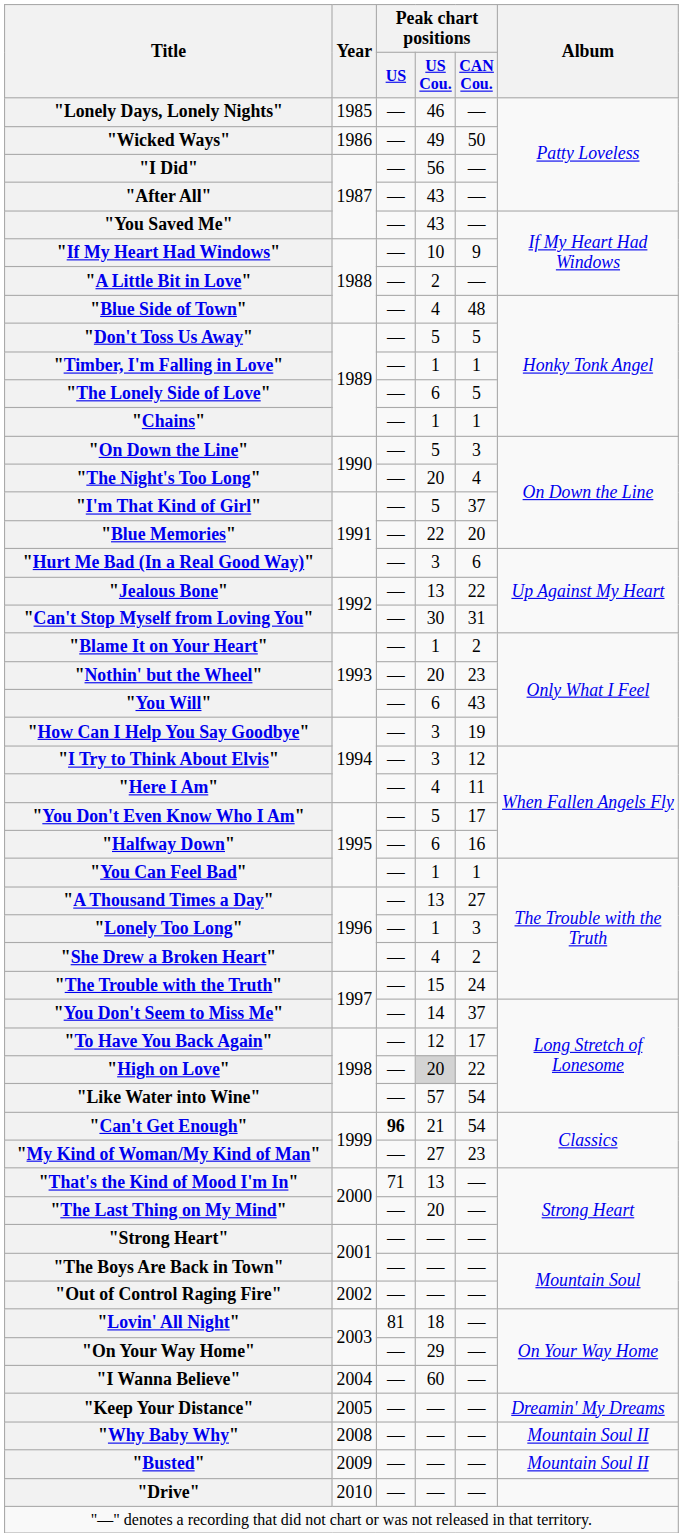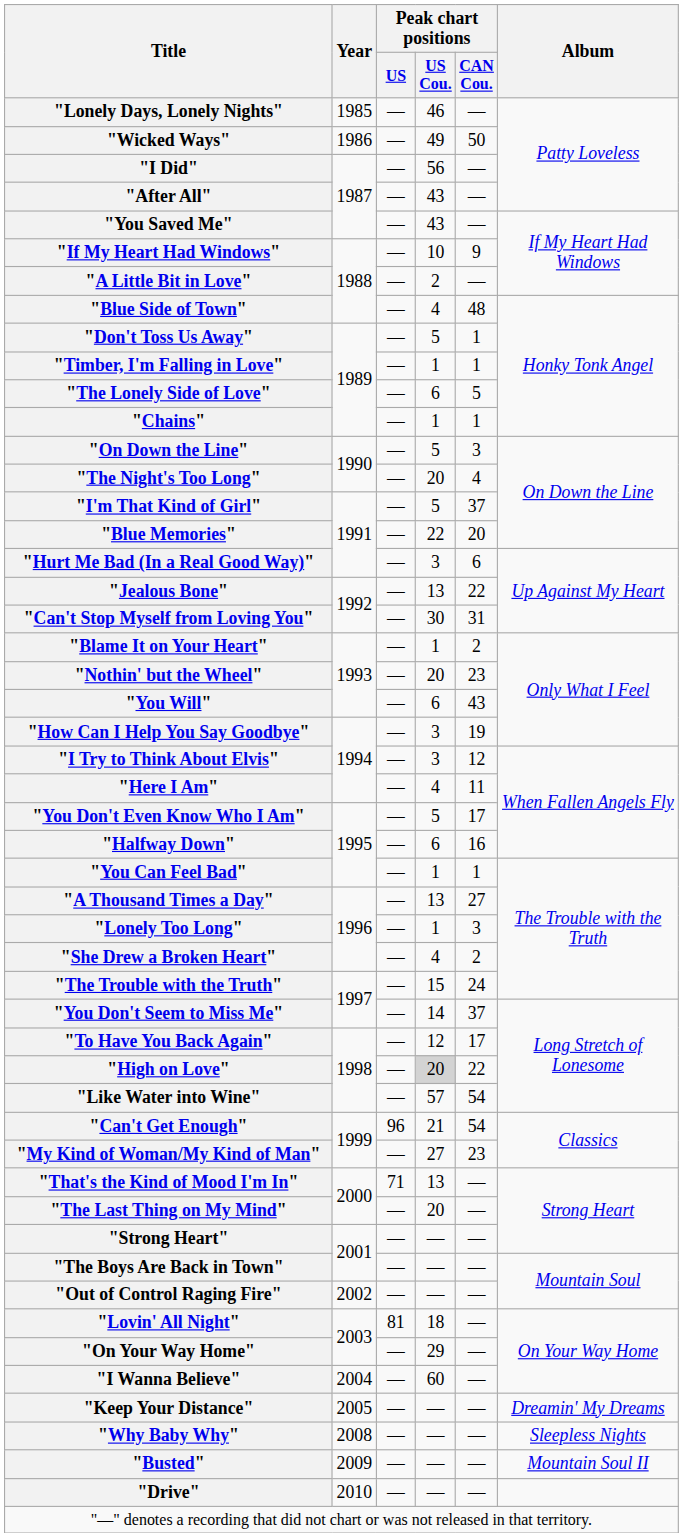(477, 337) 5 -> (477, 337) 1
(396, 1125) bold -> (396, 1125) normal
(588, 1435) Mountain Soul II -> (588, 1435) Sleepless Nights
